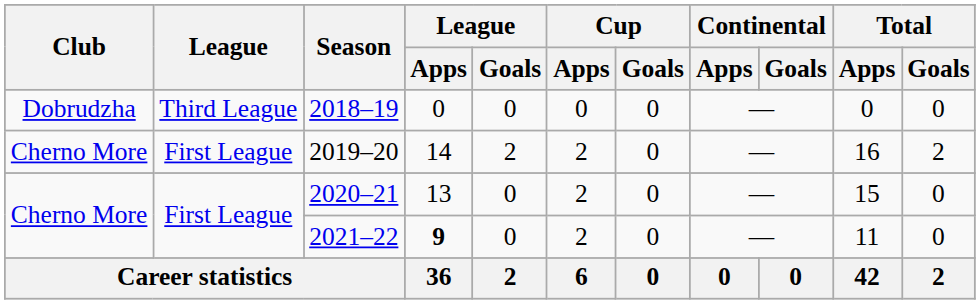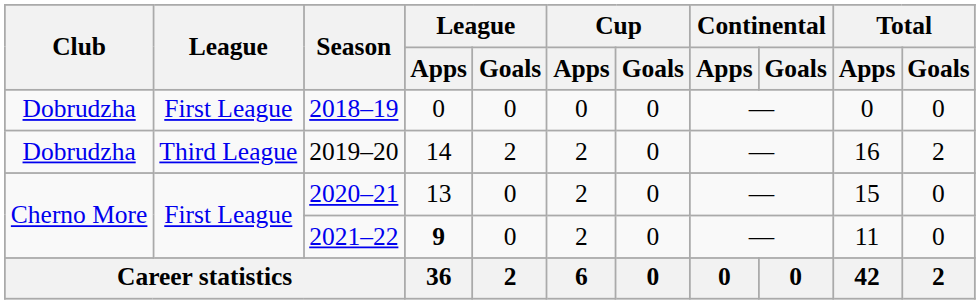(228, 109) Third League -> (228, 109) First League
(79, 152) Cherno More -> (79, 152) Dobrudzha
(228, 152) First League -> (228, 152) Third League
